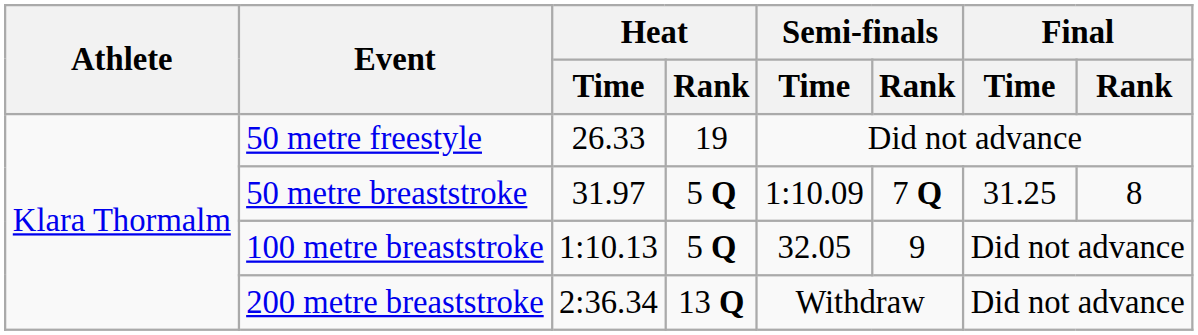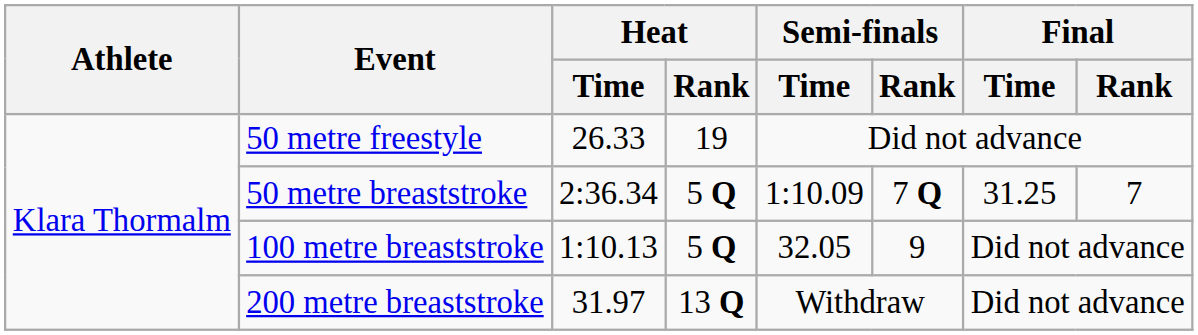(608, 193) 31.97 -> (608, 193) 2:36.34
(1134, 193) 8 -> (1134, 193) 7
(608, 301) 2:36.34 -> (608, 301) 31.97
